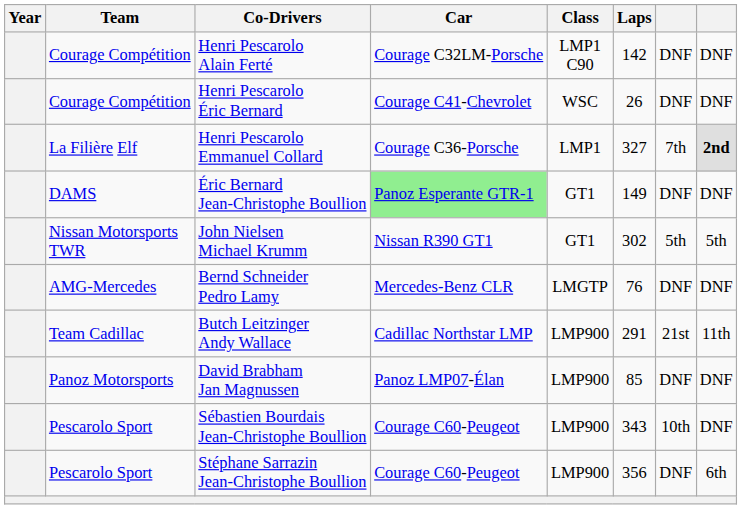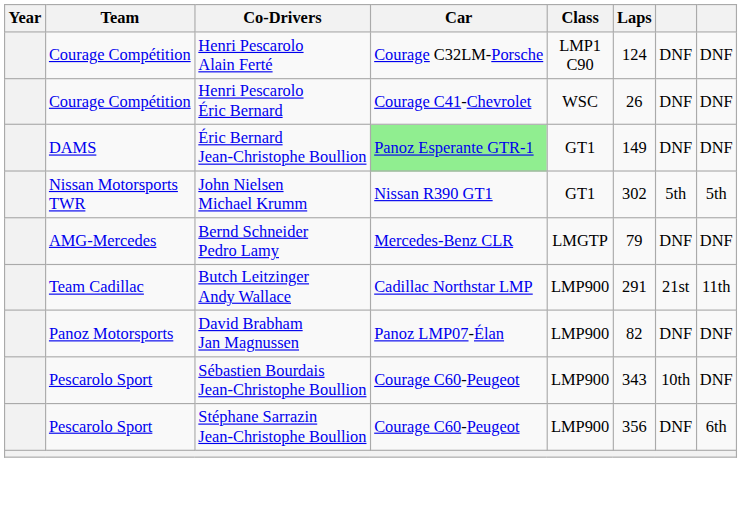(634, 55) 142 -> (634, 55) 124
- row: (261, 148)
(634, 287) 76 -> (634, 241) 79
(634, 380) 85 -> (634, 333) 82
